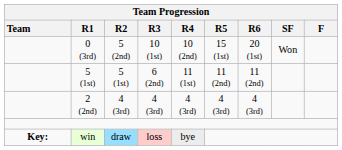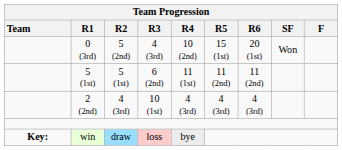(154, 50) 10 (1st) -> (154, 50) 4 (3rd)
(154, 104) 4 (3rd) -> (154, 104) 10 (1st)
